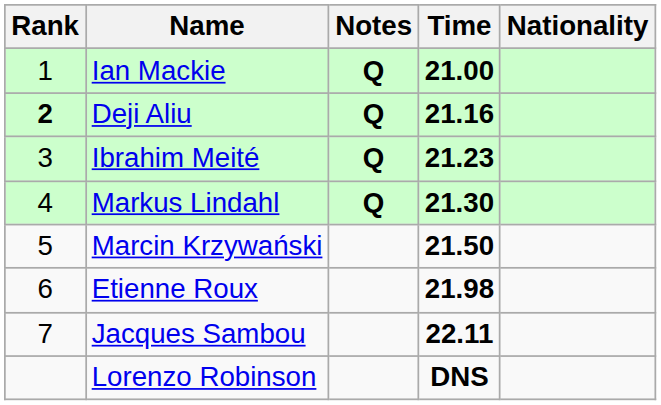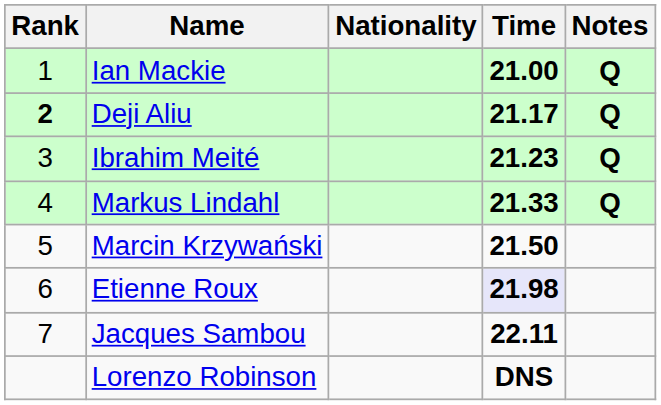columns swapped: (578, 26) <-> (374, 26)
(459, 114) 21.16 -> (524, 114) 21.17
(459, 202) 21.30 -> (524, 202) 21.33
(459, 289) no background -> (524, 289) lavender background
